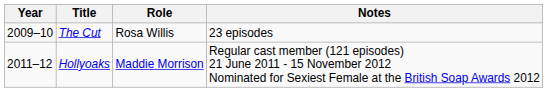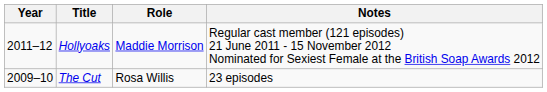rows swapped: (80, 32) <-> (84, 64)
